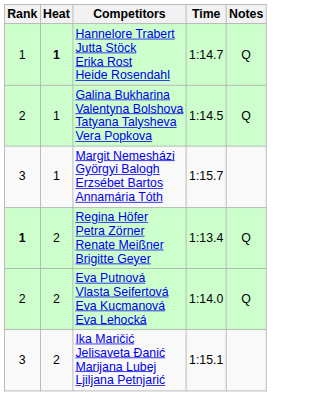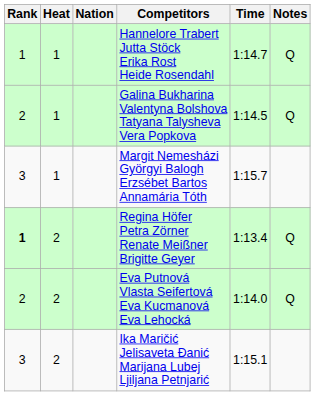+ column: (95, 14)
(56, 54) bold -> (56, 54) normal
